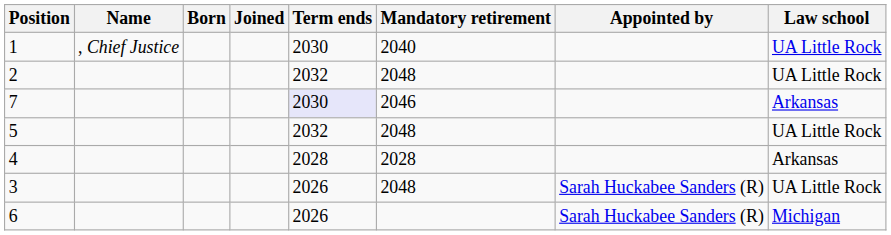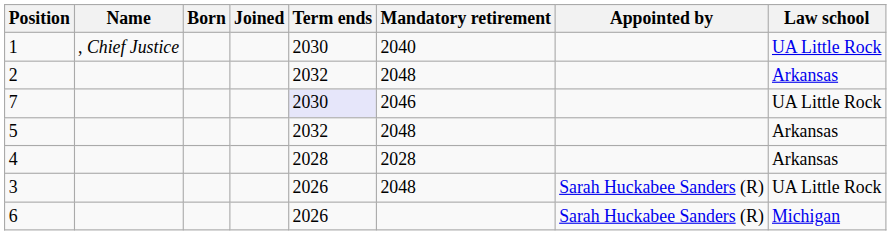(827, 74) UA Little Rock -> (805, 74) Arkansas
(805, 103) Arkansas -> (827, 103) UA Little Rock
(827, 131) UA Little Rock -> (805, 131) Arkansas
